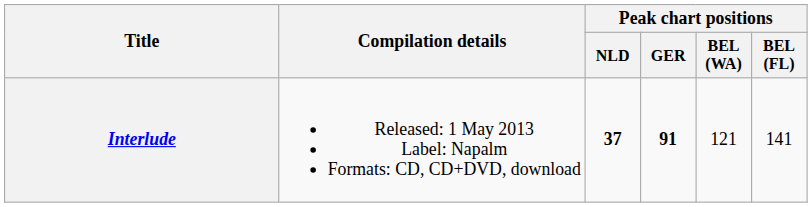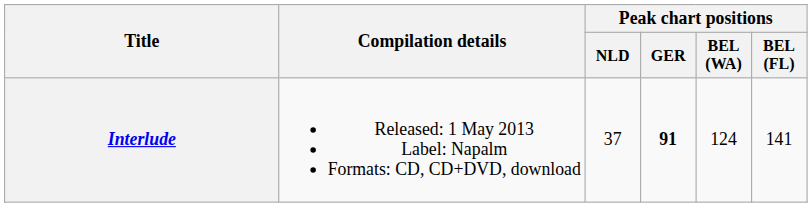(613, 139) bold -> (613, 139) normal
(724, 139) 121 -> (724, 139) 124
